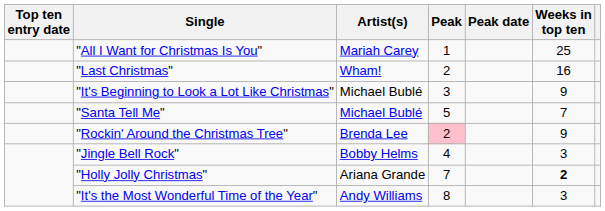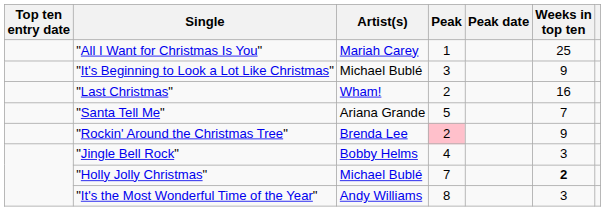rows swapped: (125, 71) <-> (205, 92)
(381, 112) Michael Bublé -> (383, 112) Ariana Grande
(383, 175) Ariana Grande -> (381, 175) Michael Bublé
